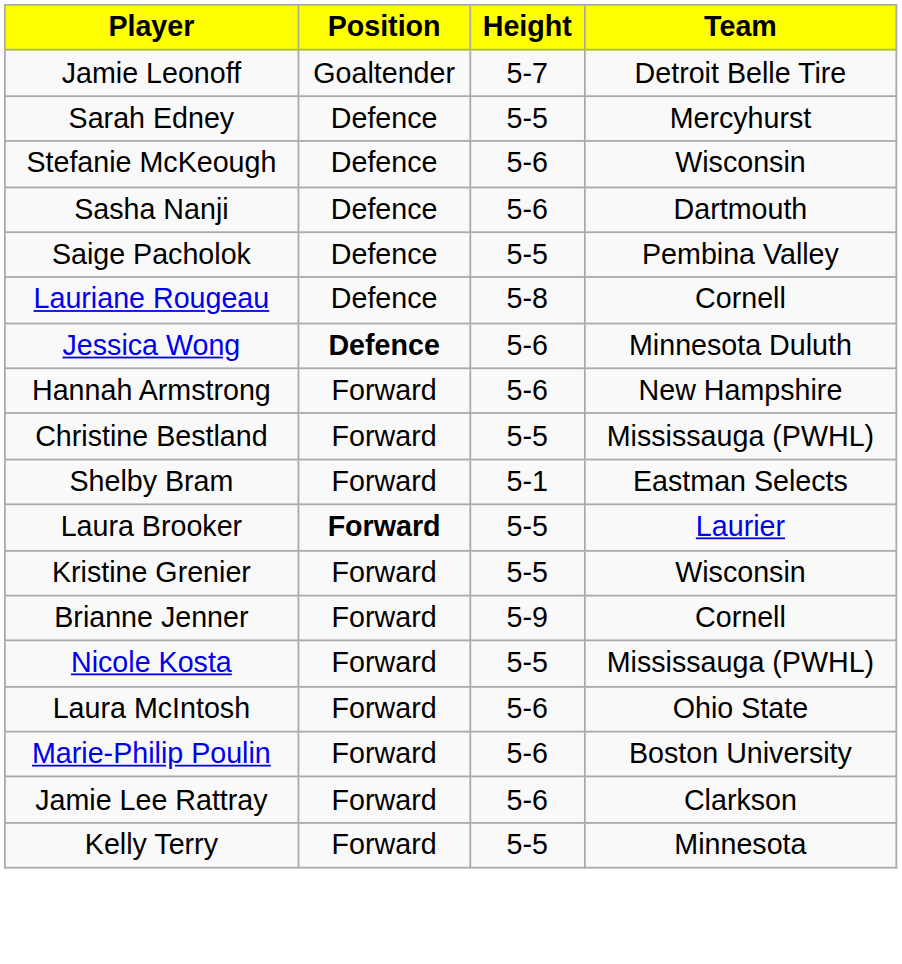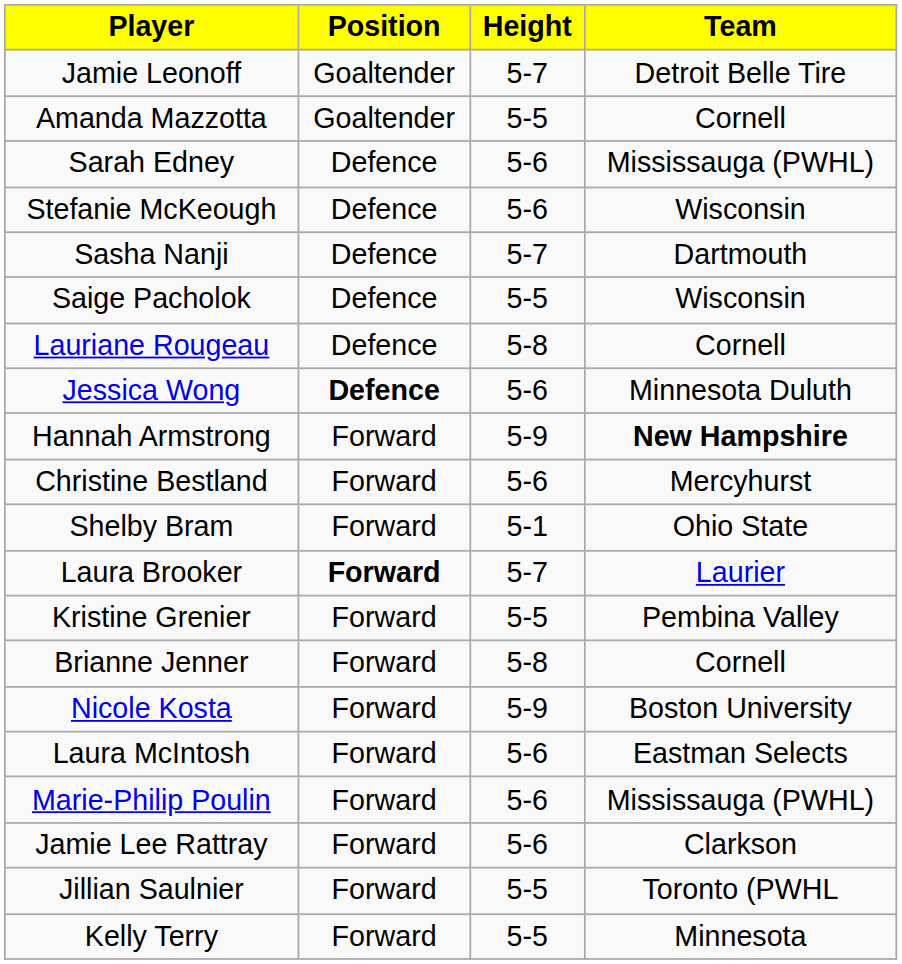+ row: (151, 118)
(527, 118) 5-5 -> (527, 163) 5-6
(740, 118) Mercyhurst -> (740, 163) Mississauga (PWHL)
(527, 208) 5-6 -> (527, 254) 5-7
(740, 254) Pembina Valley -> (740, 299) Wisconsin
(527, 390) 5-6 -> (527, 436) 5-9
(740, 390) normal -> (740, 436) bold
(527, 436) 5-5 -> (527, 481) 5-6
(740, 436) Mississauga (PWHL) -> (740, 481) Mercyhurst
(740, 481) Eastman Selects -> (740, 526) Ohio State
(527, 526) 5-5 -> (527, 572) 5-7
(740, 572) Wisconsin -> (740, 617) Pembina Valley
(527, 617) 5-9 -> (527, 663) 5-8
(527, 663) 5-5 -> (527, 708) 5-9
(740, 663) Mississauga (PWHL) -> (740, 708) Boston University
(740, 708) Ohio State -> (740, 753) Eastman Selects
(740, 753) Boston University -> (740, 799) Mississauga (PWHL)
+ row: (151, 890)
